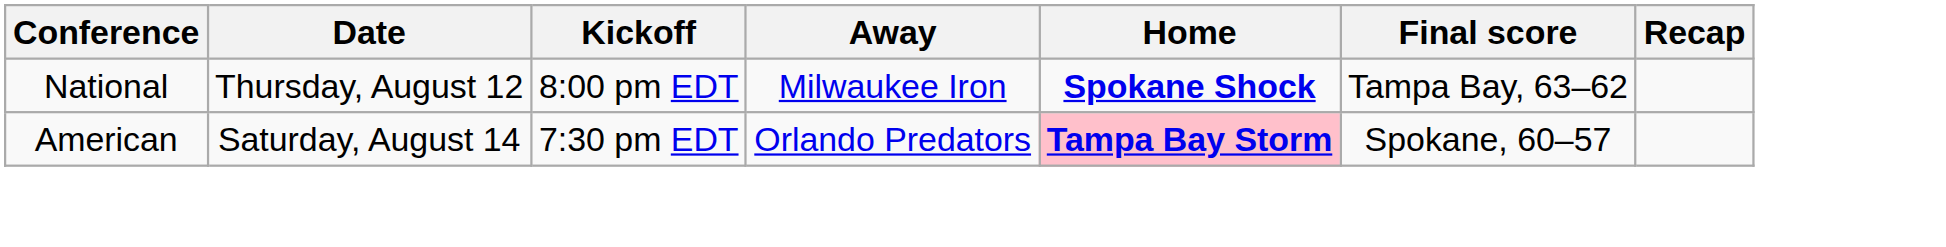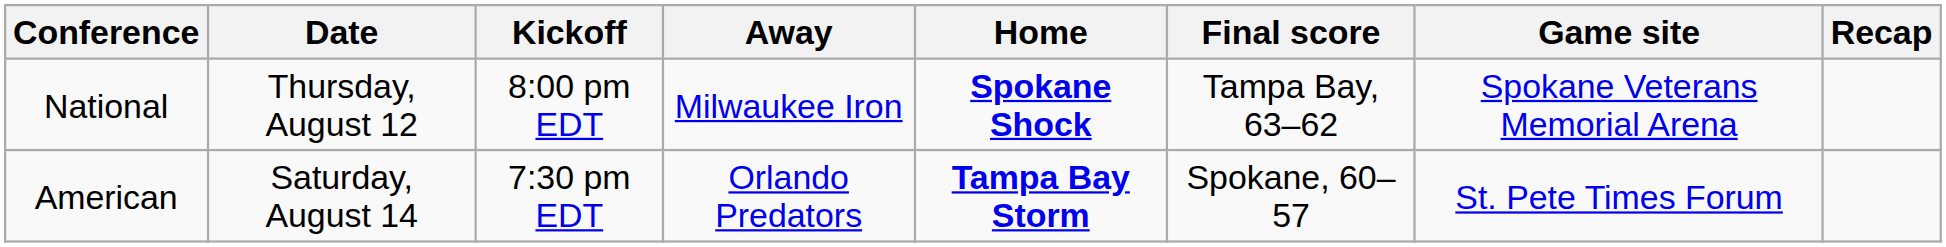+ column: (1619, 32)
(1190, 139) pink background -> (1041, 196) no background
